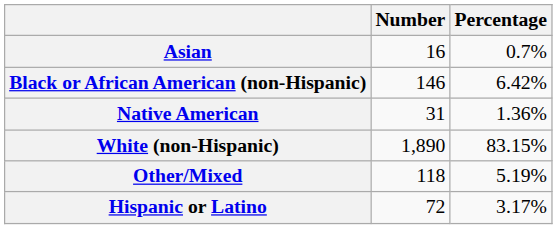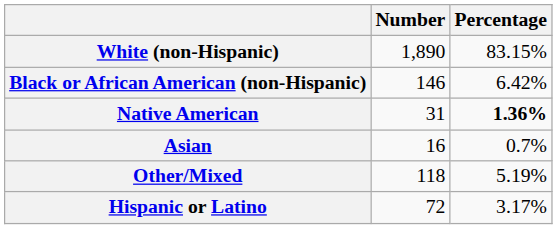rows swapped: (188, 144) <-> (188, 51)
(522, 113) normal -> (520, 113) bold
